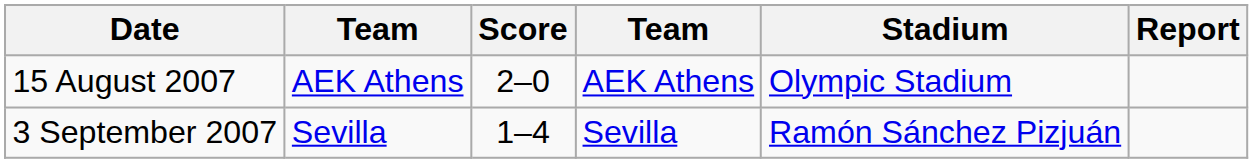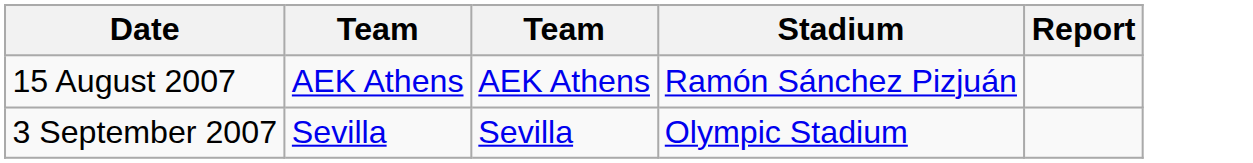- column: (523, 30)
(891, 81) Olympic Stadium -> (841, 81) Ramón Sánchez Pizjuán
(945, 132) Ramón Sánchez Pizjuán -> (786, 132) Olympic Stadium
